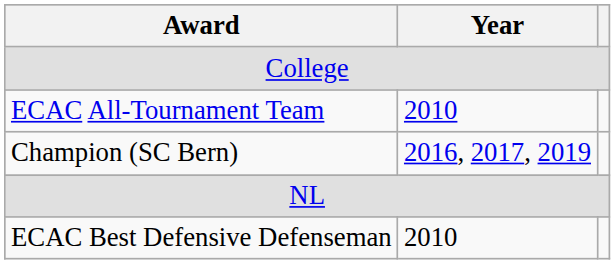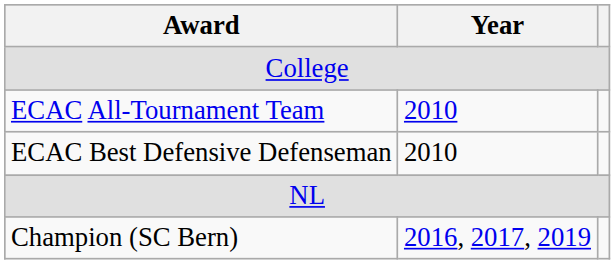rows swapped: (201, 237) <-> (125, 152)
